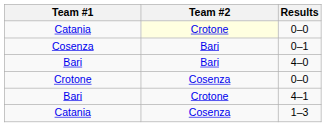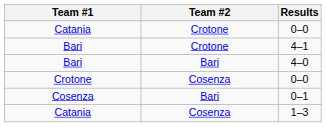(210, 29) lightyellow background -> (210, 29) no background
rows swapped: (73, 46) <-> (73, 96)
